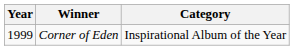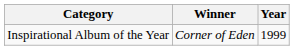columns swapped: (20, 14) <-> (205, 14)
